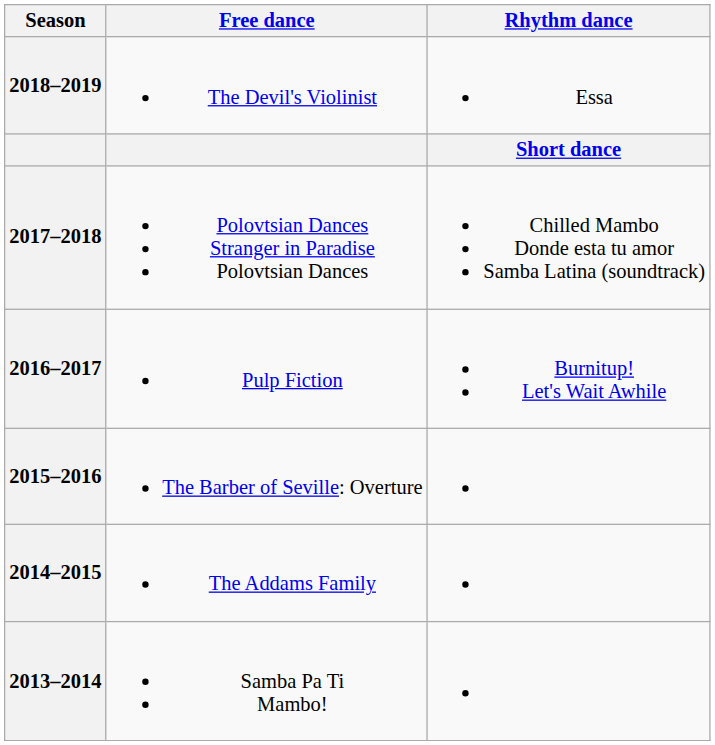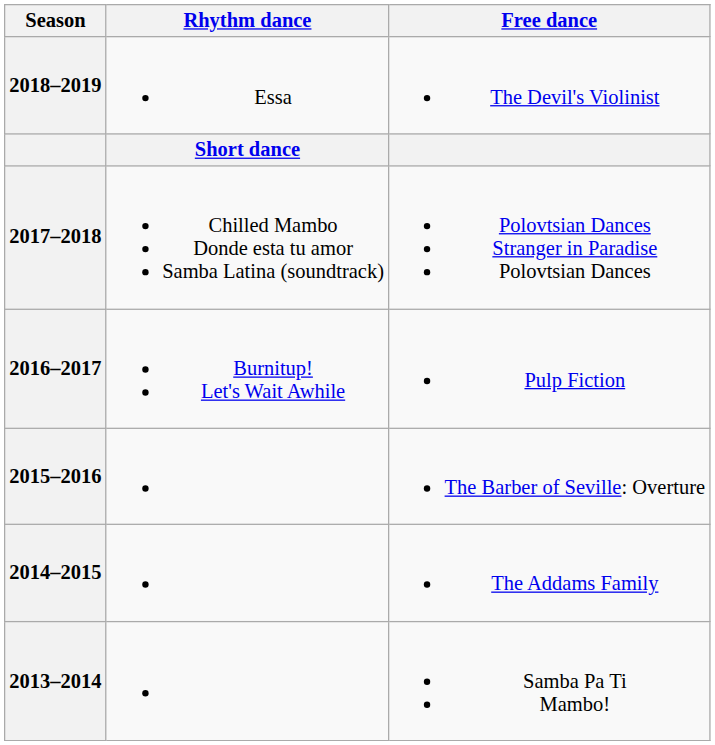columns swapped: (569, 20) <-> (267, 20)
